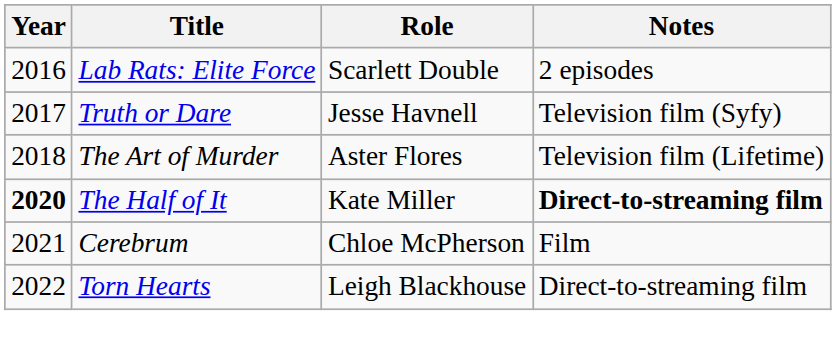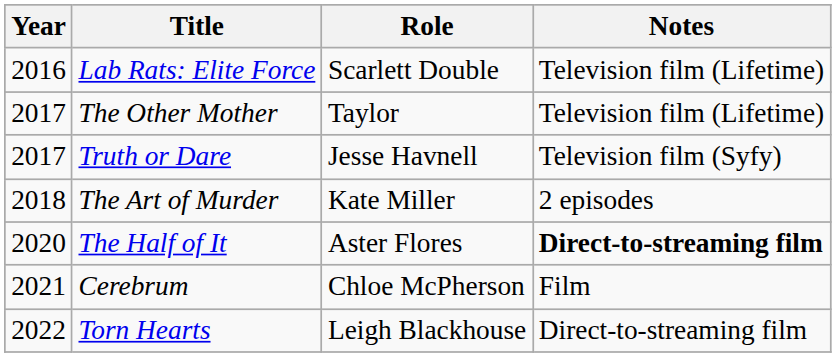(596, 69) 2 episodes -> (681, 69) Television film (Lifetime)
+ row: (178, 112)
(395, 156) Aster Flores -> (391, 199) Kate Miller
(681, 156) Television film (Lifetime) -> (596, 199) 2 episodes
(39, 199) bold -> (39, 243) normal
(391, 199) Kate Miller -> (395, 243) Aster Flores
